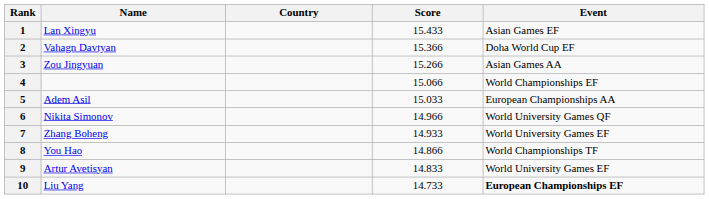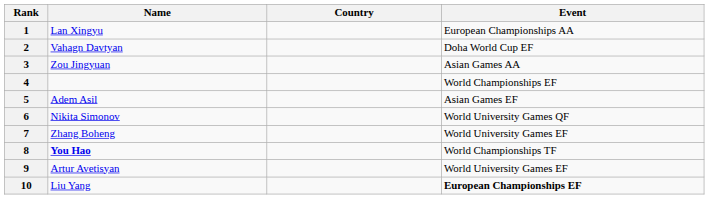- column: (428, 13)
(522, 30) Asian Games EF -> (509, 30) European Championships AA
(550, 99) European Championships AA -> (481, 99) Asian Games EF
(63, 151) normal -> (71, 151) bold
